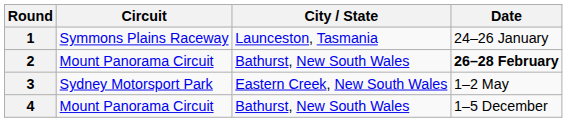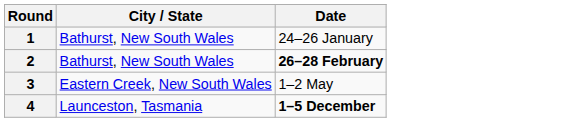- column: (144, 16)
(307, 39) Launceston, Tasmania -> (147, 39) Bathurst, New South Wales
(322, 106) Bathurst, New South Wales -> (131, 106) Launceston, Tasmania
(501, 106) normal -> (327, 106) bold
